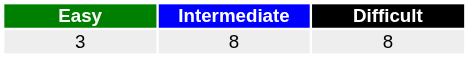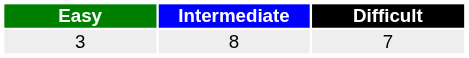(388, 41) 8 -> (388, 41) 7
